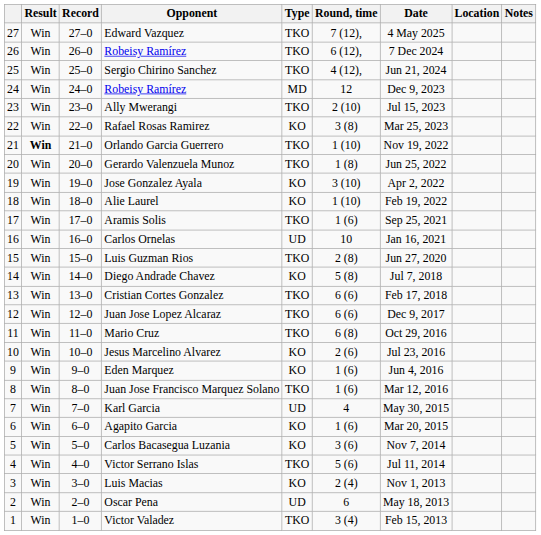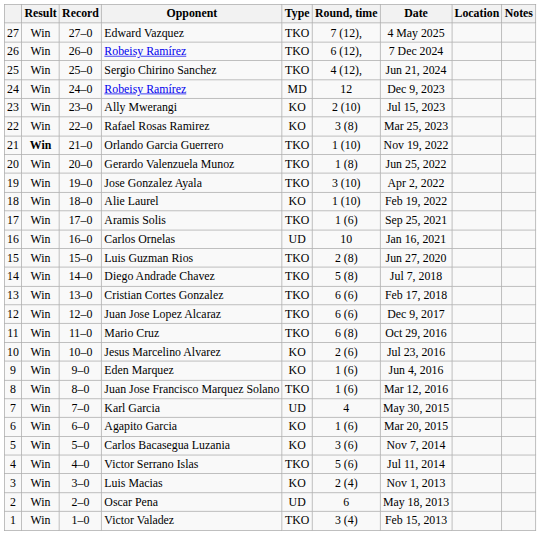(297, 107) TKO -> (297, 107) KO
(297, 182) KO -> (297, 182) TKO
(297, 276) KO -> (297, 276) TKO
